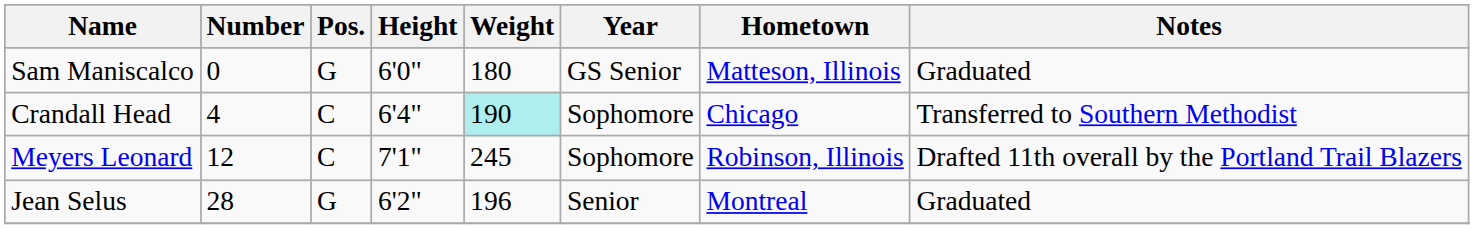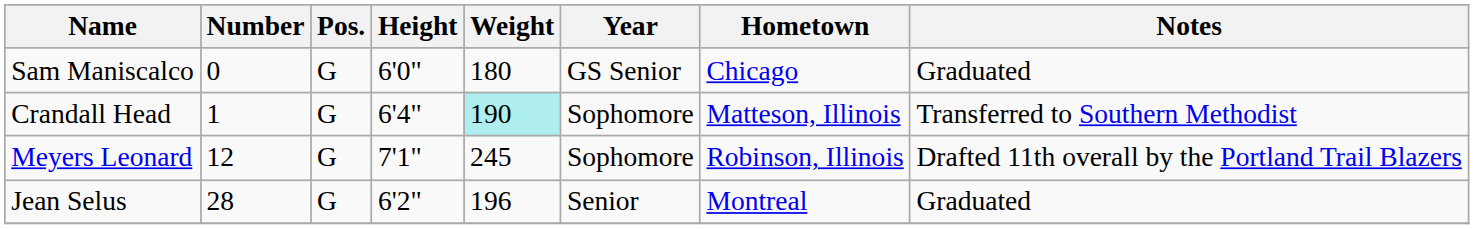(804, 69) Matteson, Illinois -> (752, 69) Chicago
(213, 113) 4 -> (213, 113) 1
(326, 113) C -> (327, 113) G
(752, 113) Chicago -> (804, 113) Matteson, Illinois
(326, 157) C -> (327, 157) G
